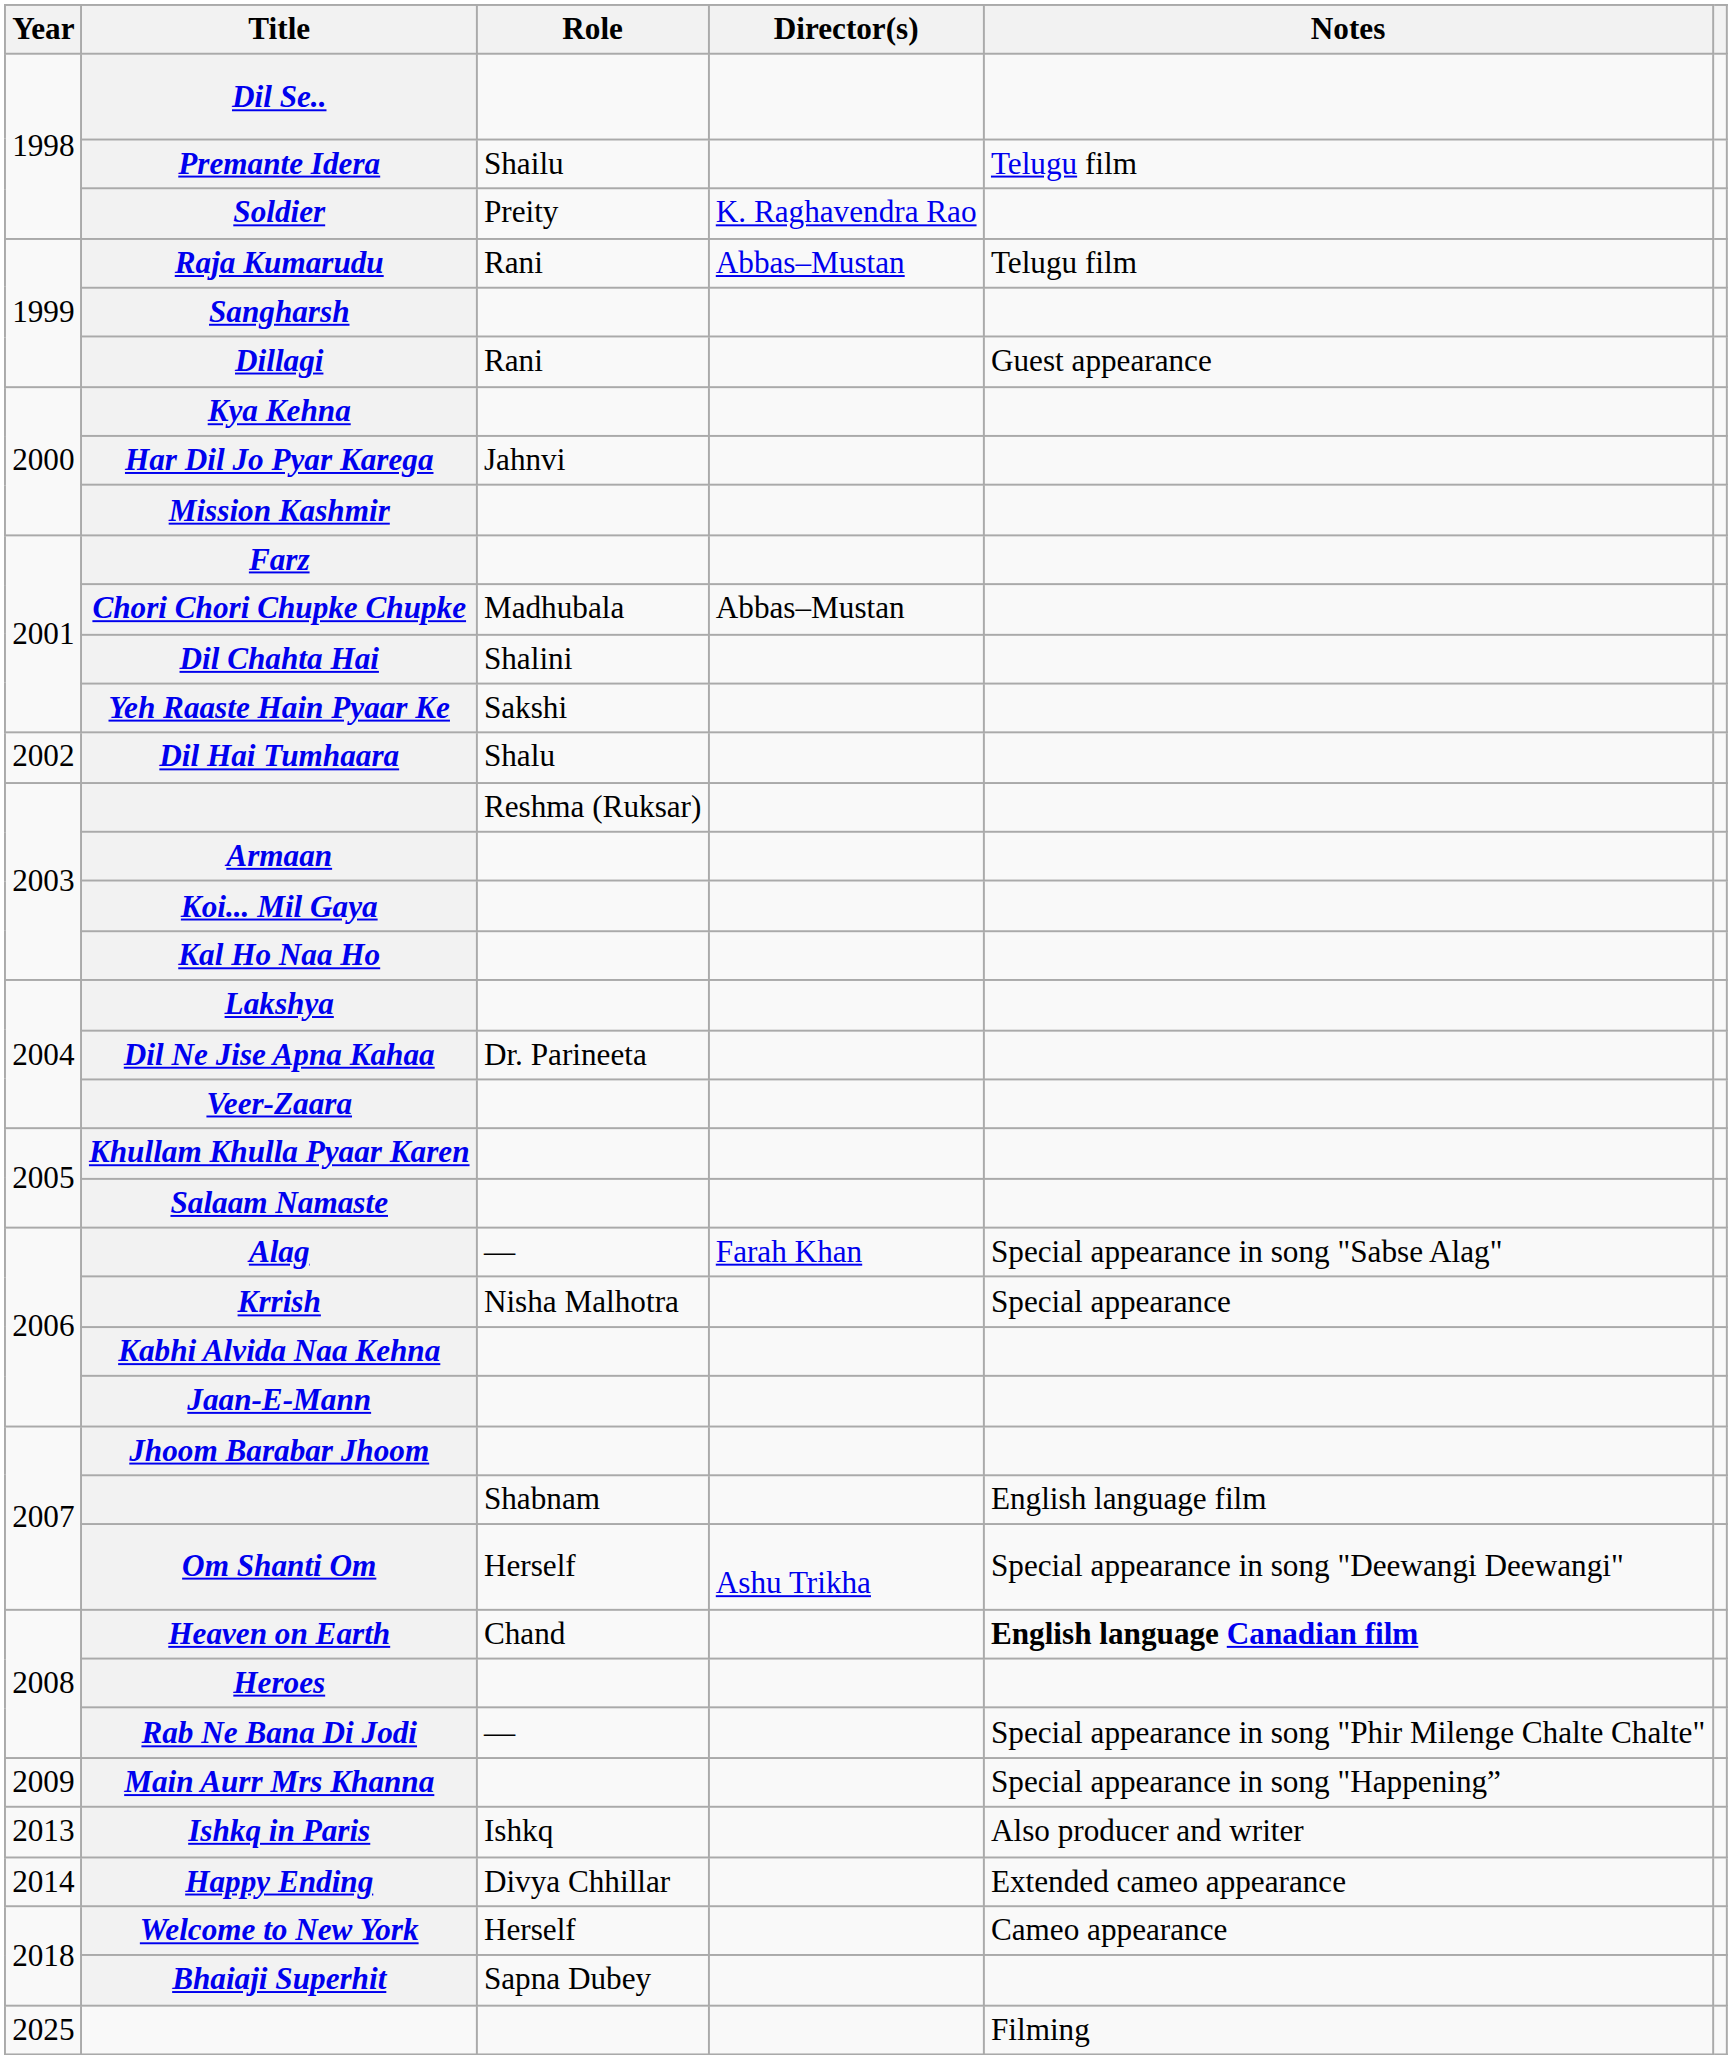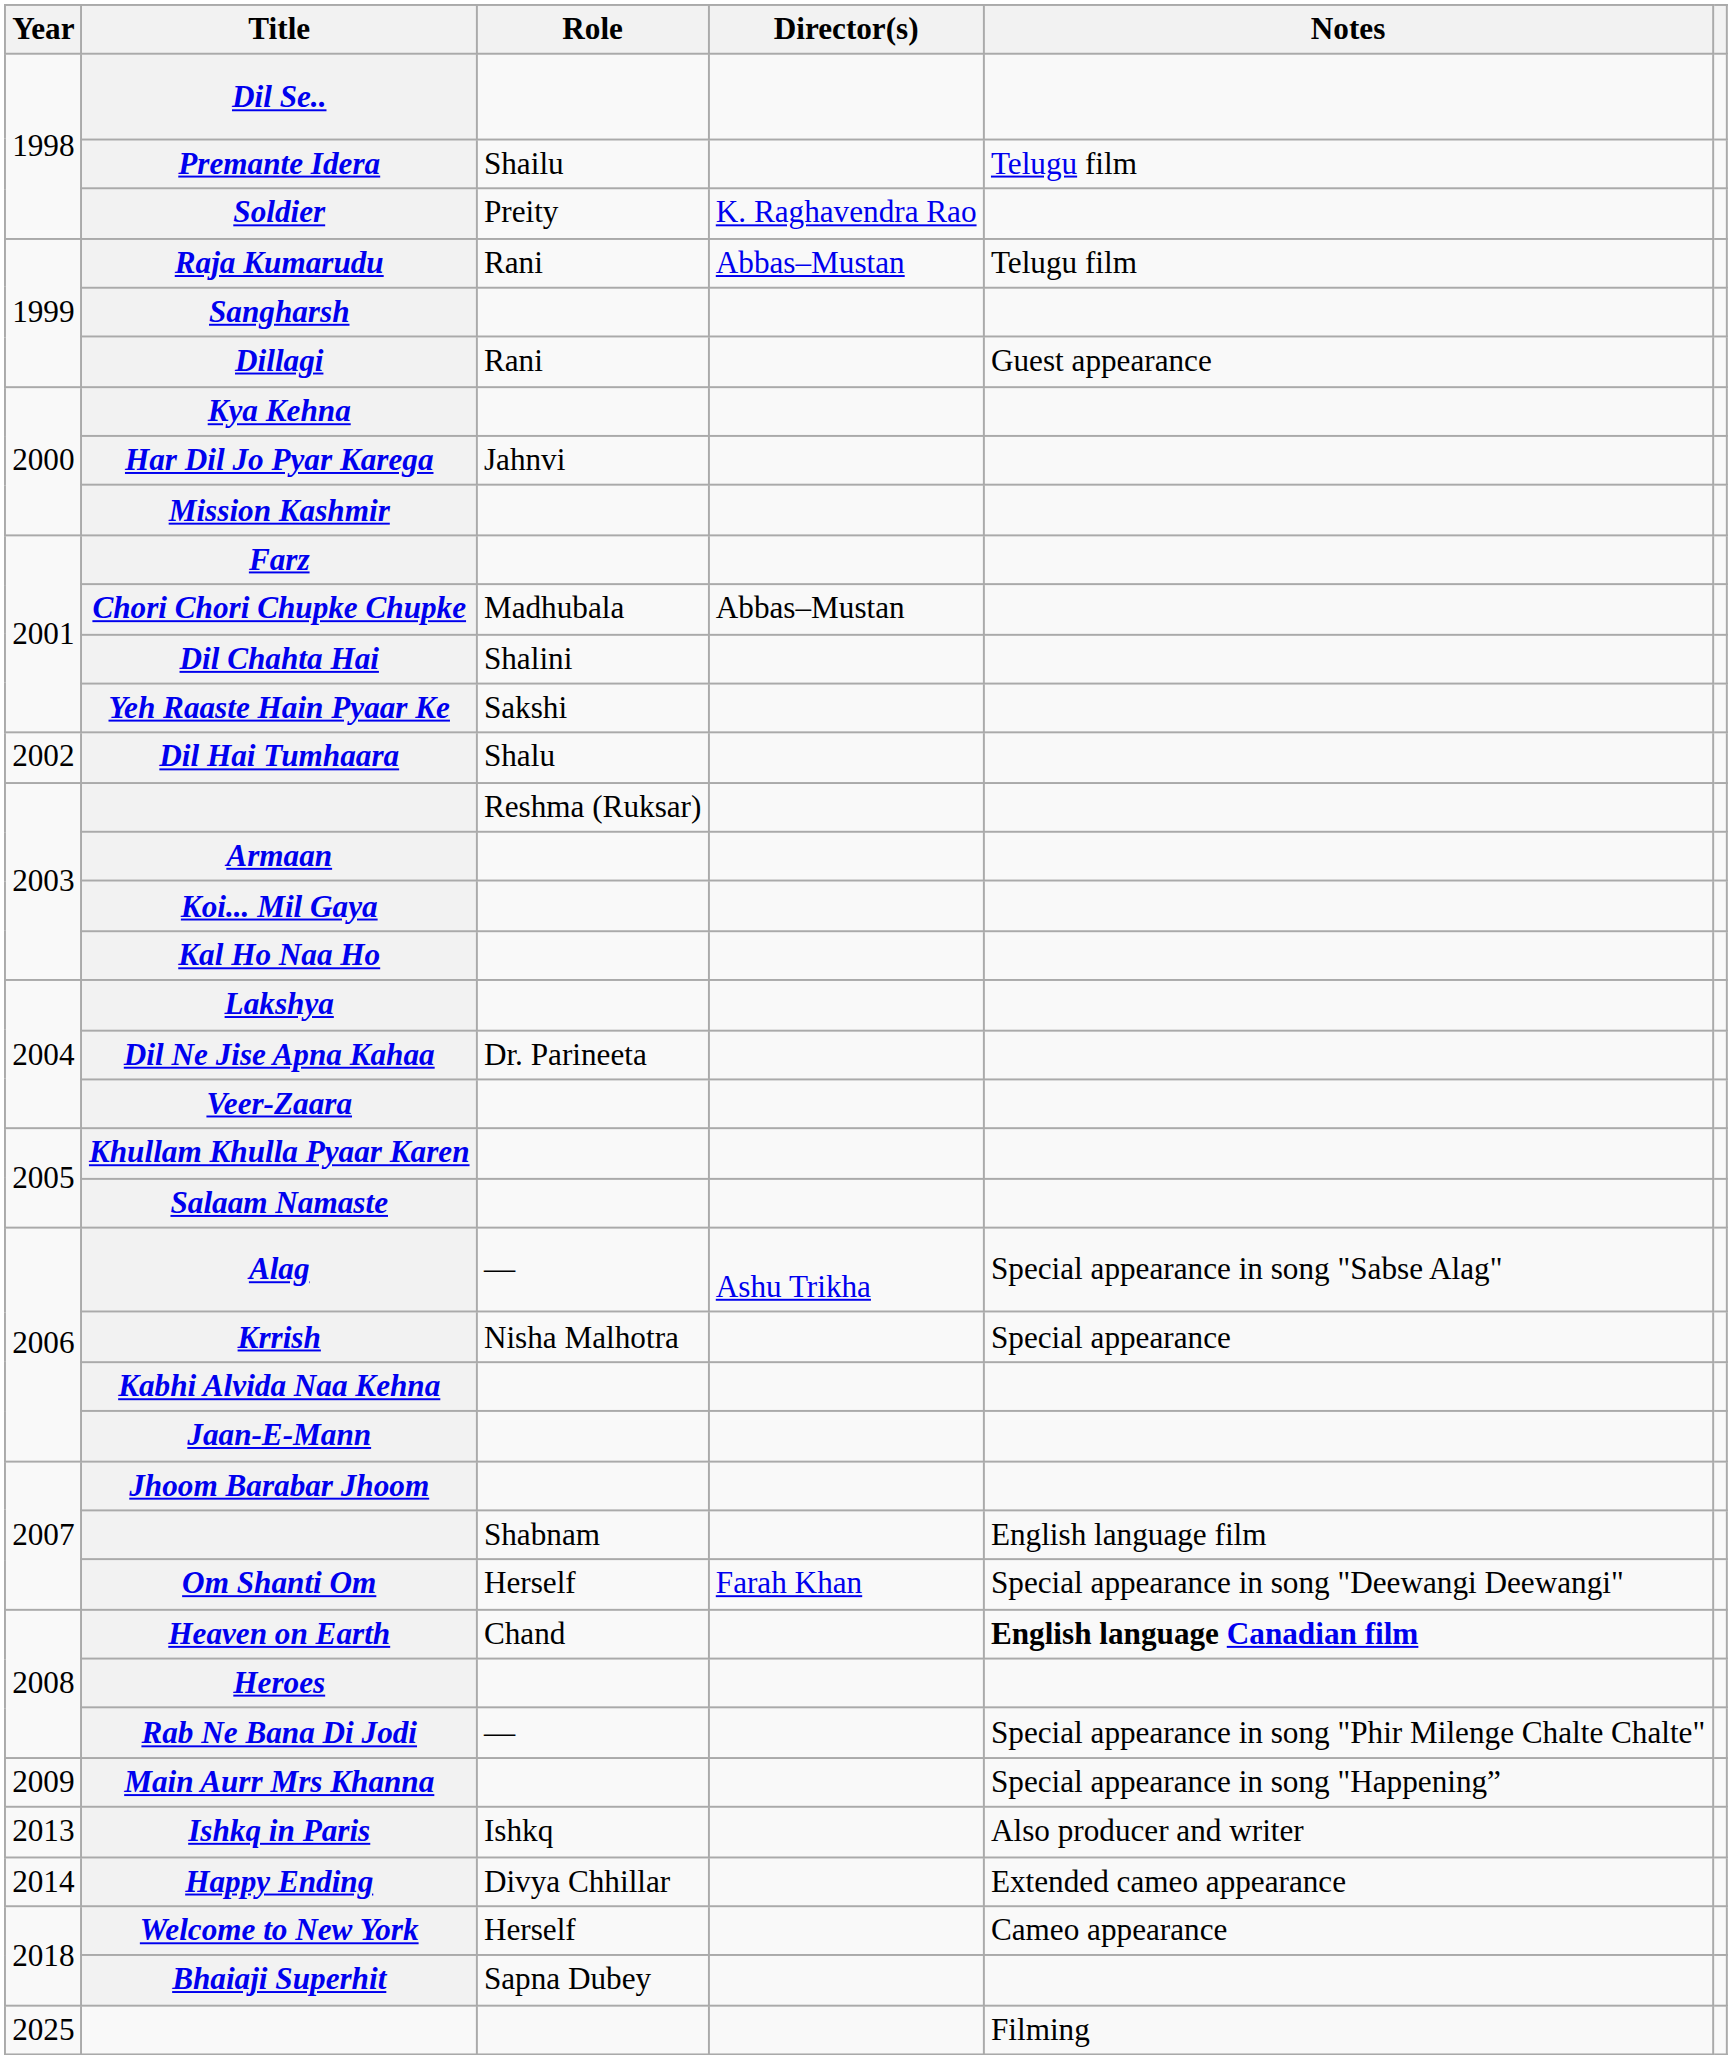(789, 1251) Farah Khan -> (793, 1286) Ashu Trikha
(793, 1583) Ashu Trikha -> (789, 1583) Farah Khan
